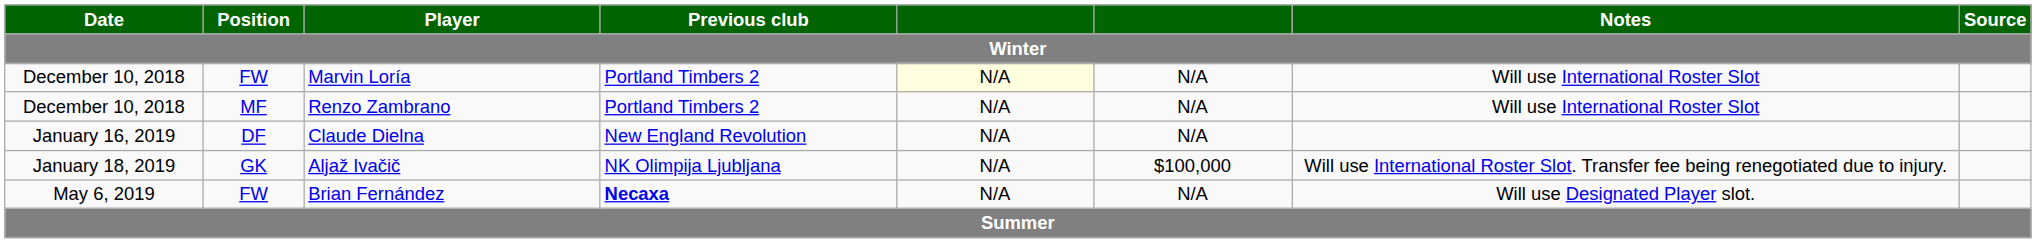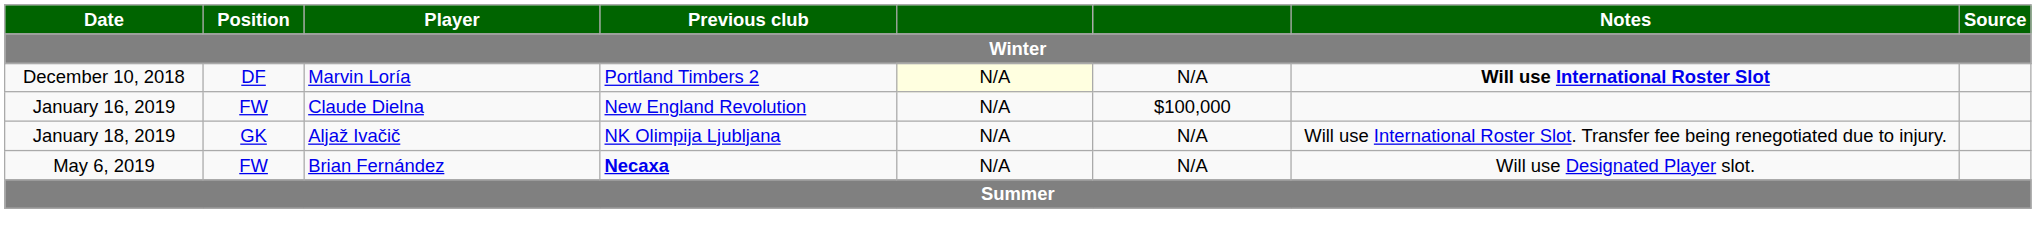(254, 78) FW -> (254, 78) DF
(1626, 78) normal -> (1626, 78) bold
- row: (379, 107)
(254, 136) DF -> (254, 107) FW
(1193, 136) N/A -> (1192, 107) $100,000
(1193, 165) $100,000 -> (1192, 136) N/A
